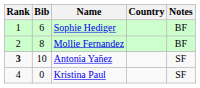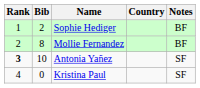(42, 28) 6 -> (42, 28) 2
